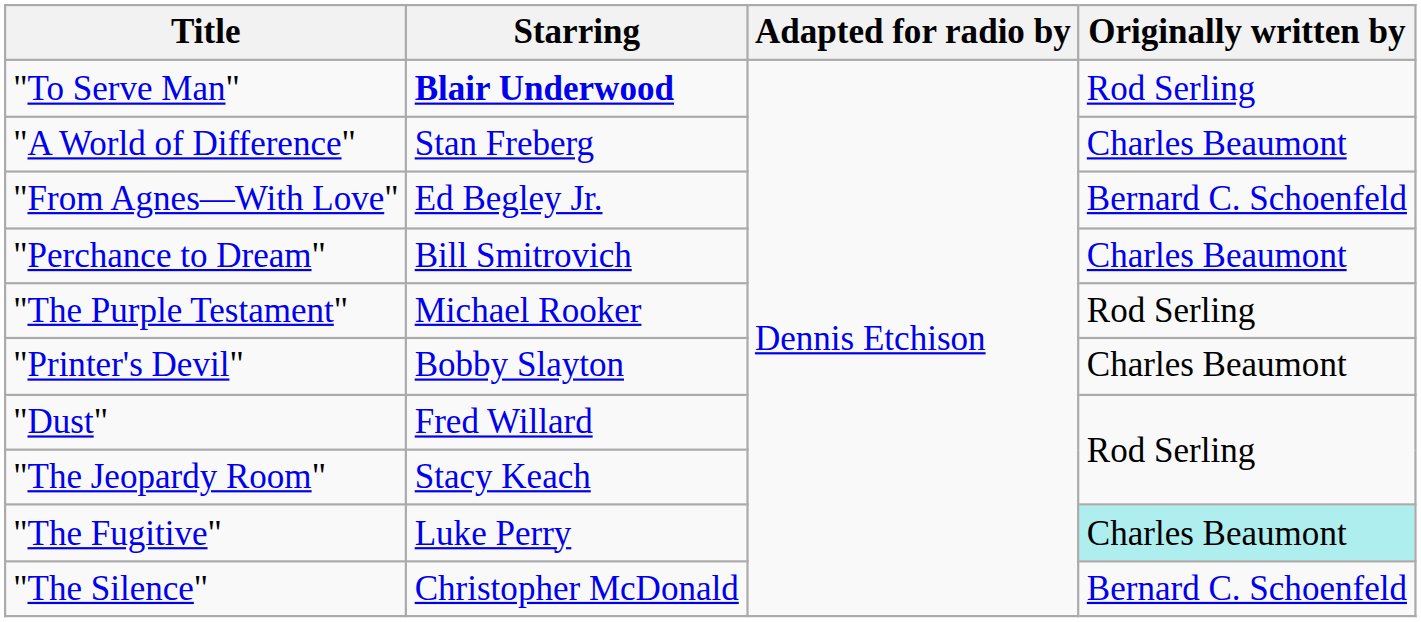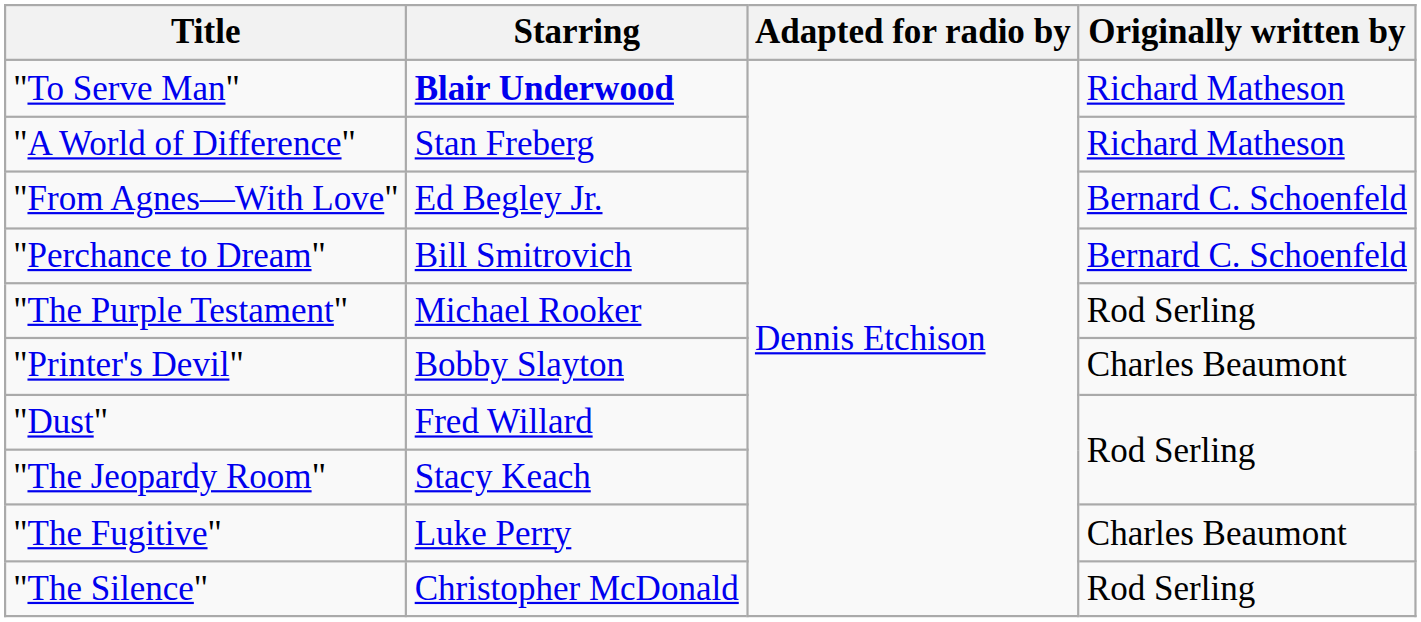(1171, 87) Rod Serling -> (1216, 87) Richard Matheson
(1217, 143) Charles Beaumont -> (1216, 143) Richard Matheson
(1217, 254) Charles Beaumont -> (1247, 254) Bernard C. Schoenfeld
(1217, 532) paleturquoise background -> (1217, 532) no background
(1247, 587) Bernard C. Schoenfeld -> (1171, 587) Rod Serling
